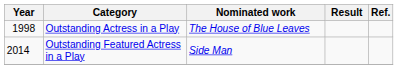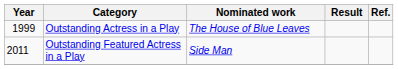(24, 28) 1998 -> (24, 28) 1999
(18, 50) 2014 -> (18, 50) 2011
